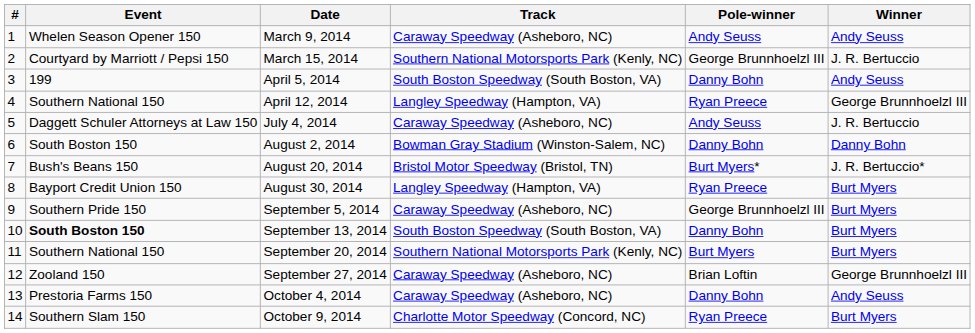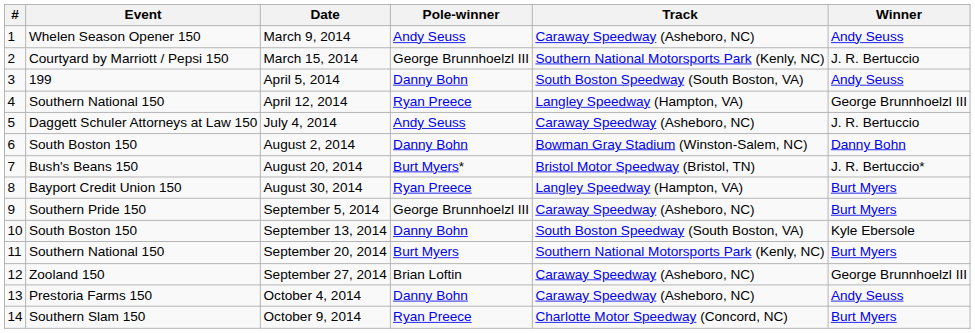columns swapped: (538, 15) <-> (757, 15)
(87, 230) bold -> (83, 230) normal
(864, 230) Burt Myers -> (873, 230) Kyle Ebersole
